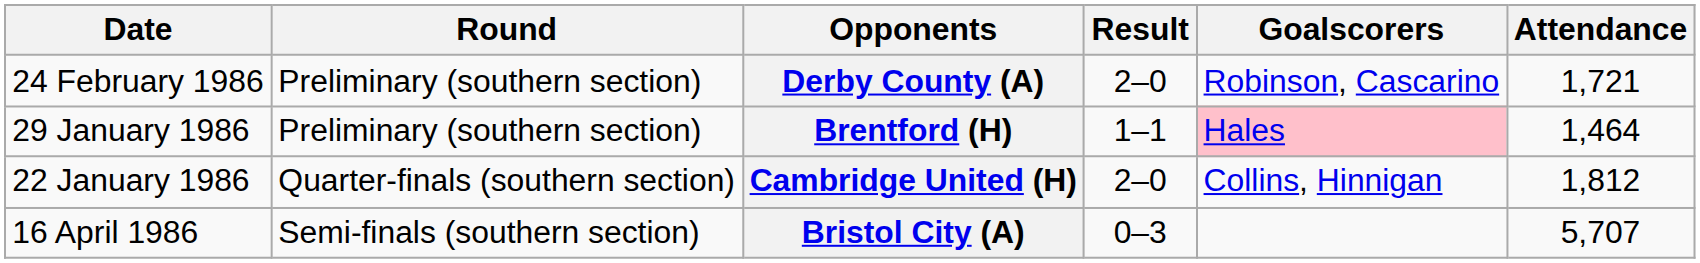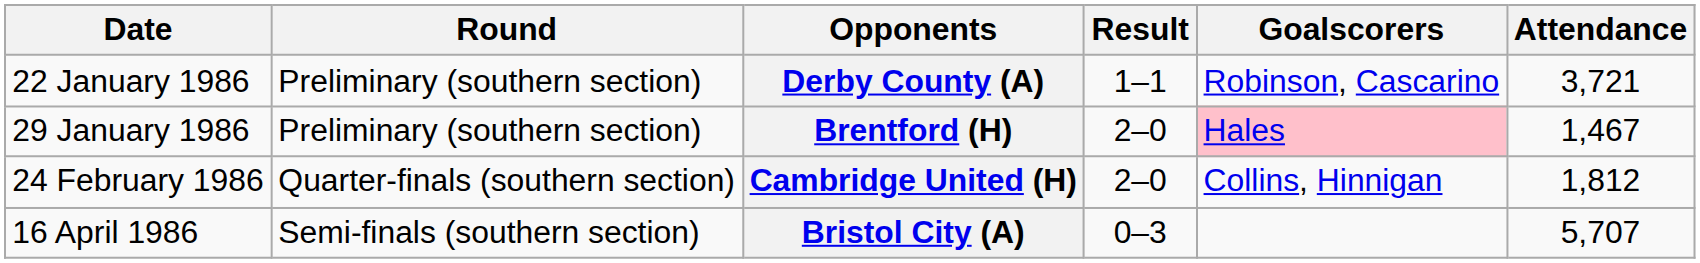(138, 80) 24 February 1986 -> (131, 80) 22 January 1986
(1140, 80) 2–0 -> (1140, 80) 1–1
(1600, 80) 1,721 -> (1600, 80) 3,721
(1140, 130) 1–1 -> (1140, 130) 2–0
(1600, 130) 1,464 -> (1600, 130) 1,467
(131, 181) 22 January 1986 -> (138, 181) 24 February 1986
